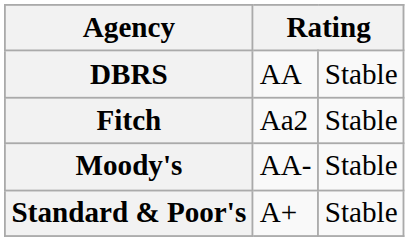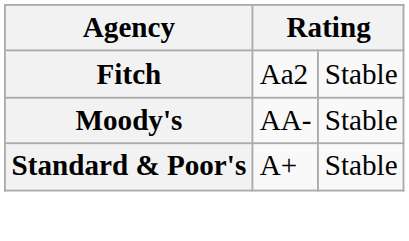- row: (129, 73)
